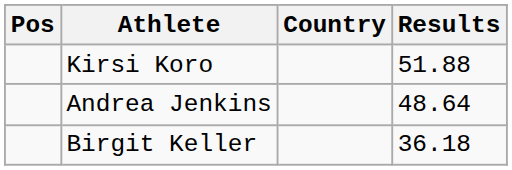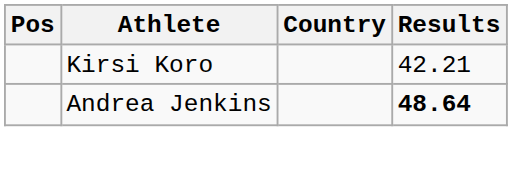(434, 65) 51.88 -> (434, 65) 42.21
(434, 105) normal -> (434, 105) bold
- row: (162, 144)
